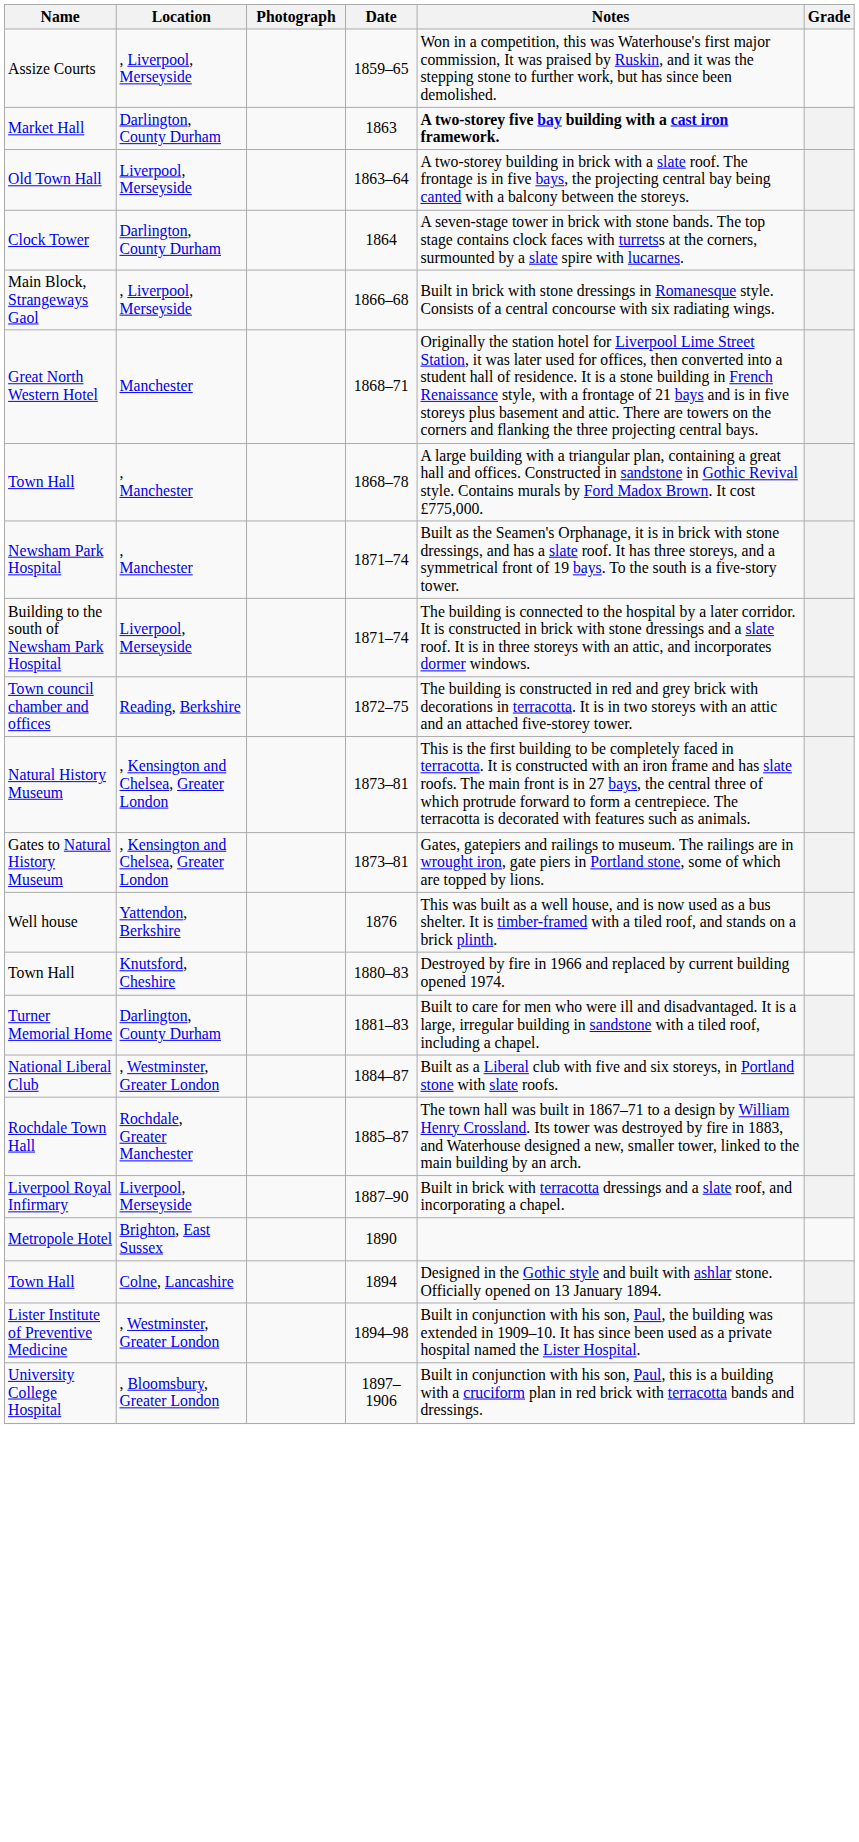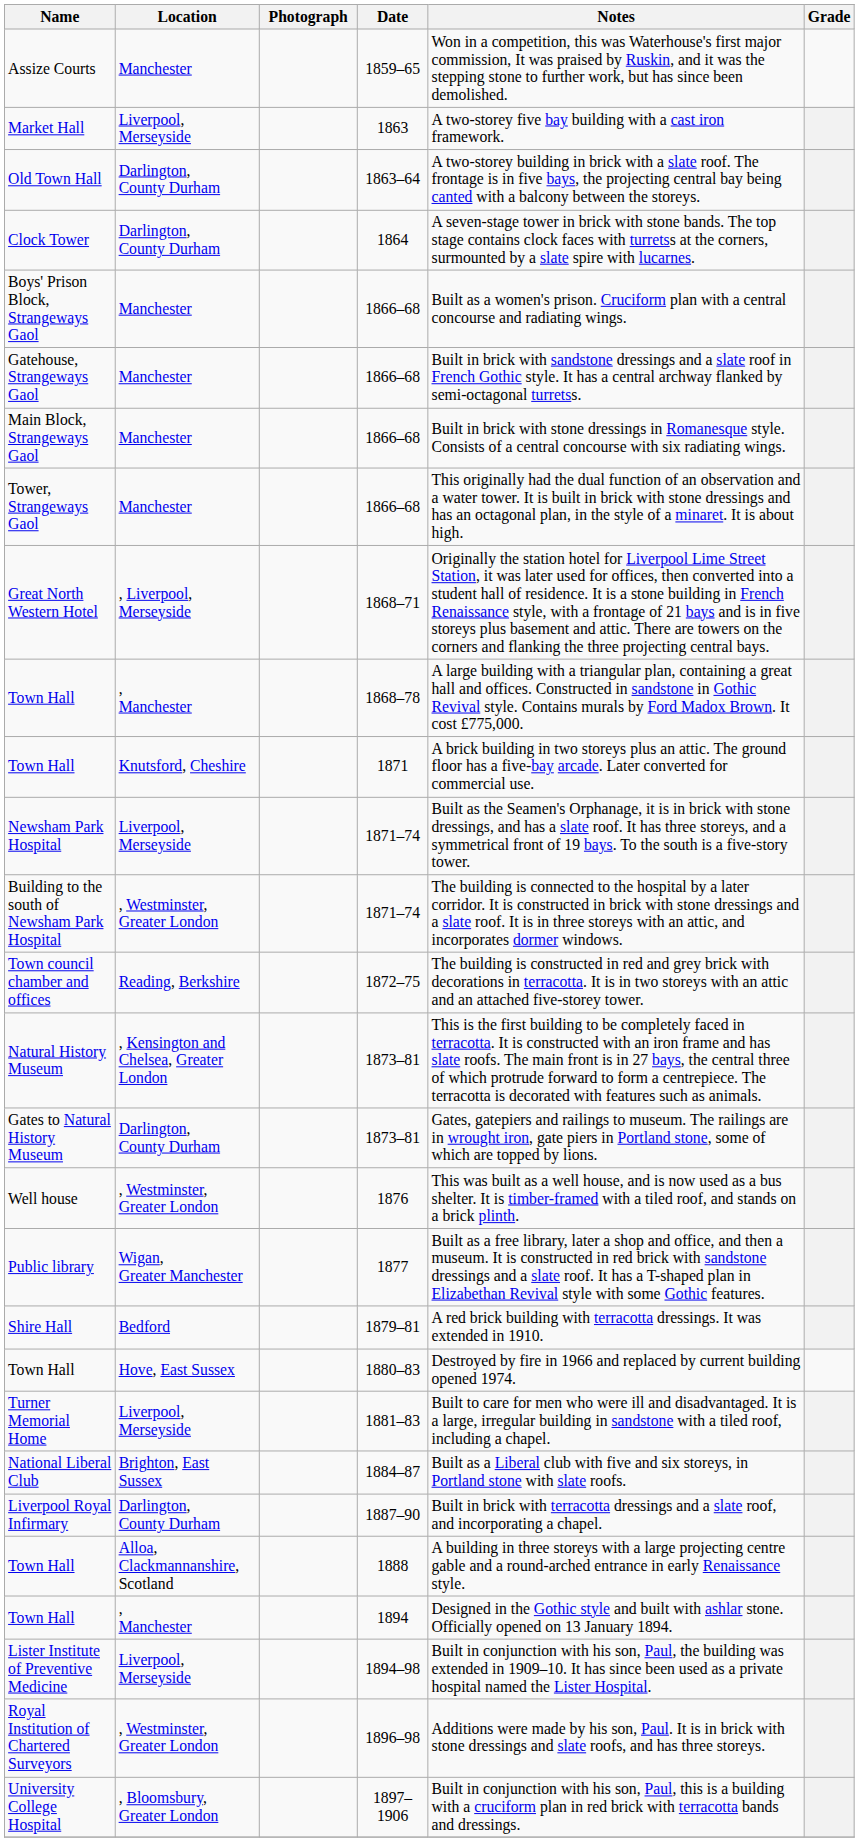(156, 68) , Liverpool, Merseyside -> (155, 68) Manchester
(170, 128) Darlington, County Durham -> (155, 128) Liverpool, Merseyside
(574, 128) bold -> (578, 128) normal
(156, 179) Liverpool, Merseyside -> (169, 179) Darlington, County Durham
+ row: (48, 308)
+ row: (48, 377)
(156, 300) , Liverpool, Merseyside -> (155, 437) Manchester
+ row: (48, 506)
(156, 386) Manchester -> (155, 602) , Liverpool, Merseyside
+ row: (41, 766)
(156, 559) , Manchester -> (155, 835) Liverpool, Merseyside
(156, 637) Liverpool, Merseyside -> (168, 913) , Westminster, Greater London
(173, 862) , Kensington and Chelsea, Greater London -> (169, 1138) Darlington, County Durham
(153, 922) Yattendon, Berkshire -> (168, 1198) , Westminster, Greater London
+ row: (51, 1267)
+ row: (40, 1327)
(153, 973) Knutsford, Cheshire -> (177, 1369) Hove, East Sussex
(170, 1024) Darlington, County Durham -> (155, 1421) Liverpool, Merseyside
(169, 1076) , Westminster, Greater London -> (164, 1472) Brighton, East Sussex
- row: (57, 1136)
(156, 1196) Liverpool, Merseyside -> (169, 1514) Darlington, County Durham
+ row: (41, 1566)
- row: (60, 1239)
(177, 1281) Colne, Lancashire -> (155, 1617) , Manchester
(169, 1332) , Westminster, Greater London -> (155, 1668) Liverpool, Merseyside
+ row: (49, 1737)
